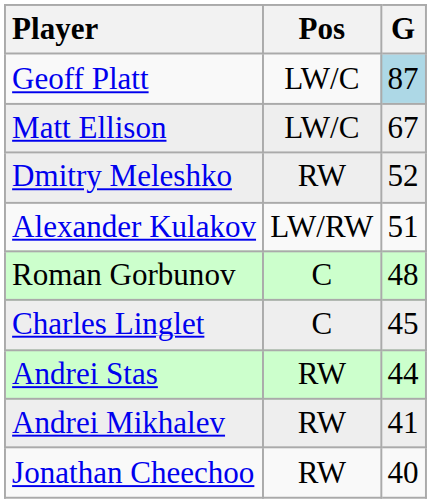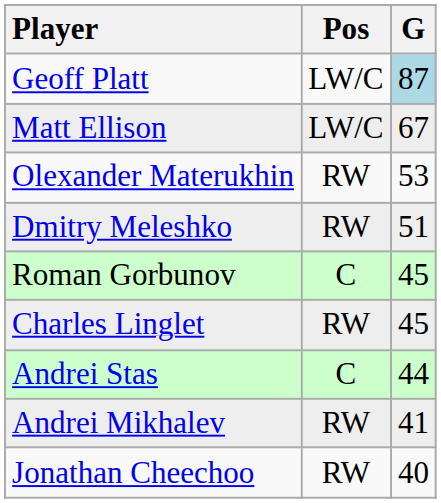+ row: (153, 176)
(403, 176) 52 -> (413, 226) 51
- row: (134, 226)
(403, 275) 48 -> (413, 275) 45
(322, 324) C -> (346, 324) RW
(322, 373) RW -> (346, 373) C
